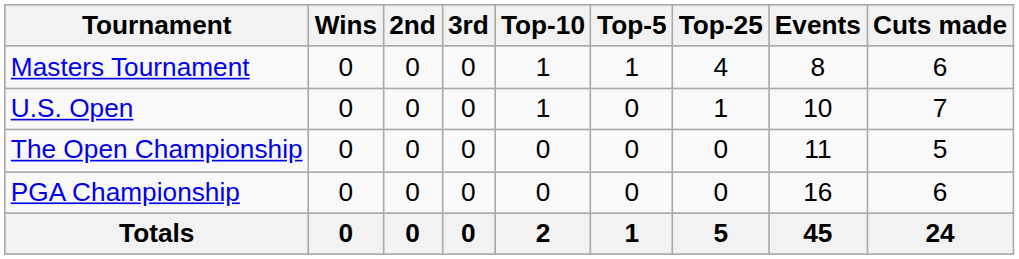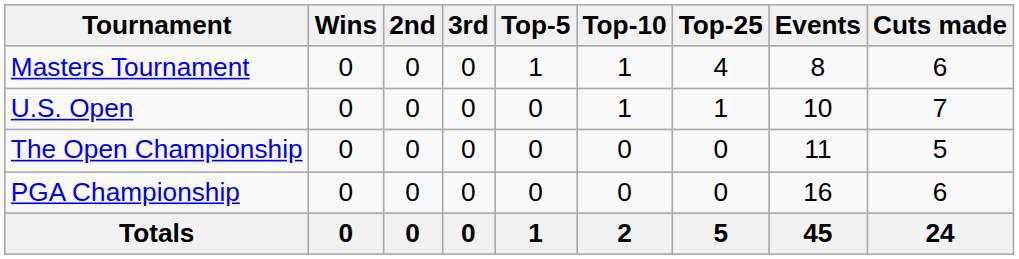columns swapped: (632, 25) <-> (543, 25)
